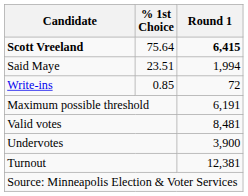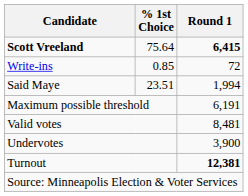rows swapped: (33, 66) <-> (30, 85)
(224, 162) normal -> (224, 162) bold
